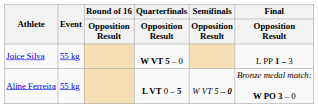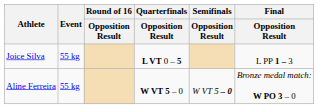(162, 61) W VT 5 – 0 -> (162, 61) L VT 0 – 5
(162, 91) L VT 0 – 5 -> (162, 91) W VT 5 – 0
